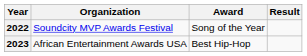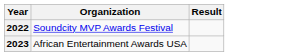- column: (228, 12)
